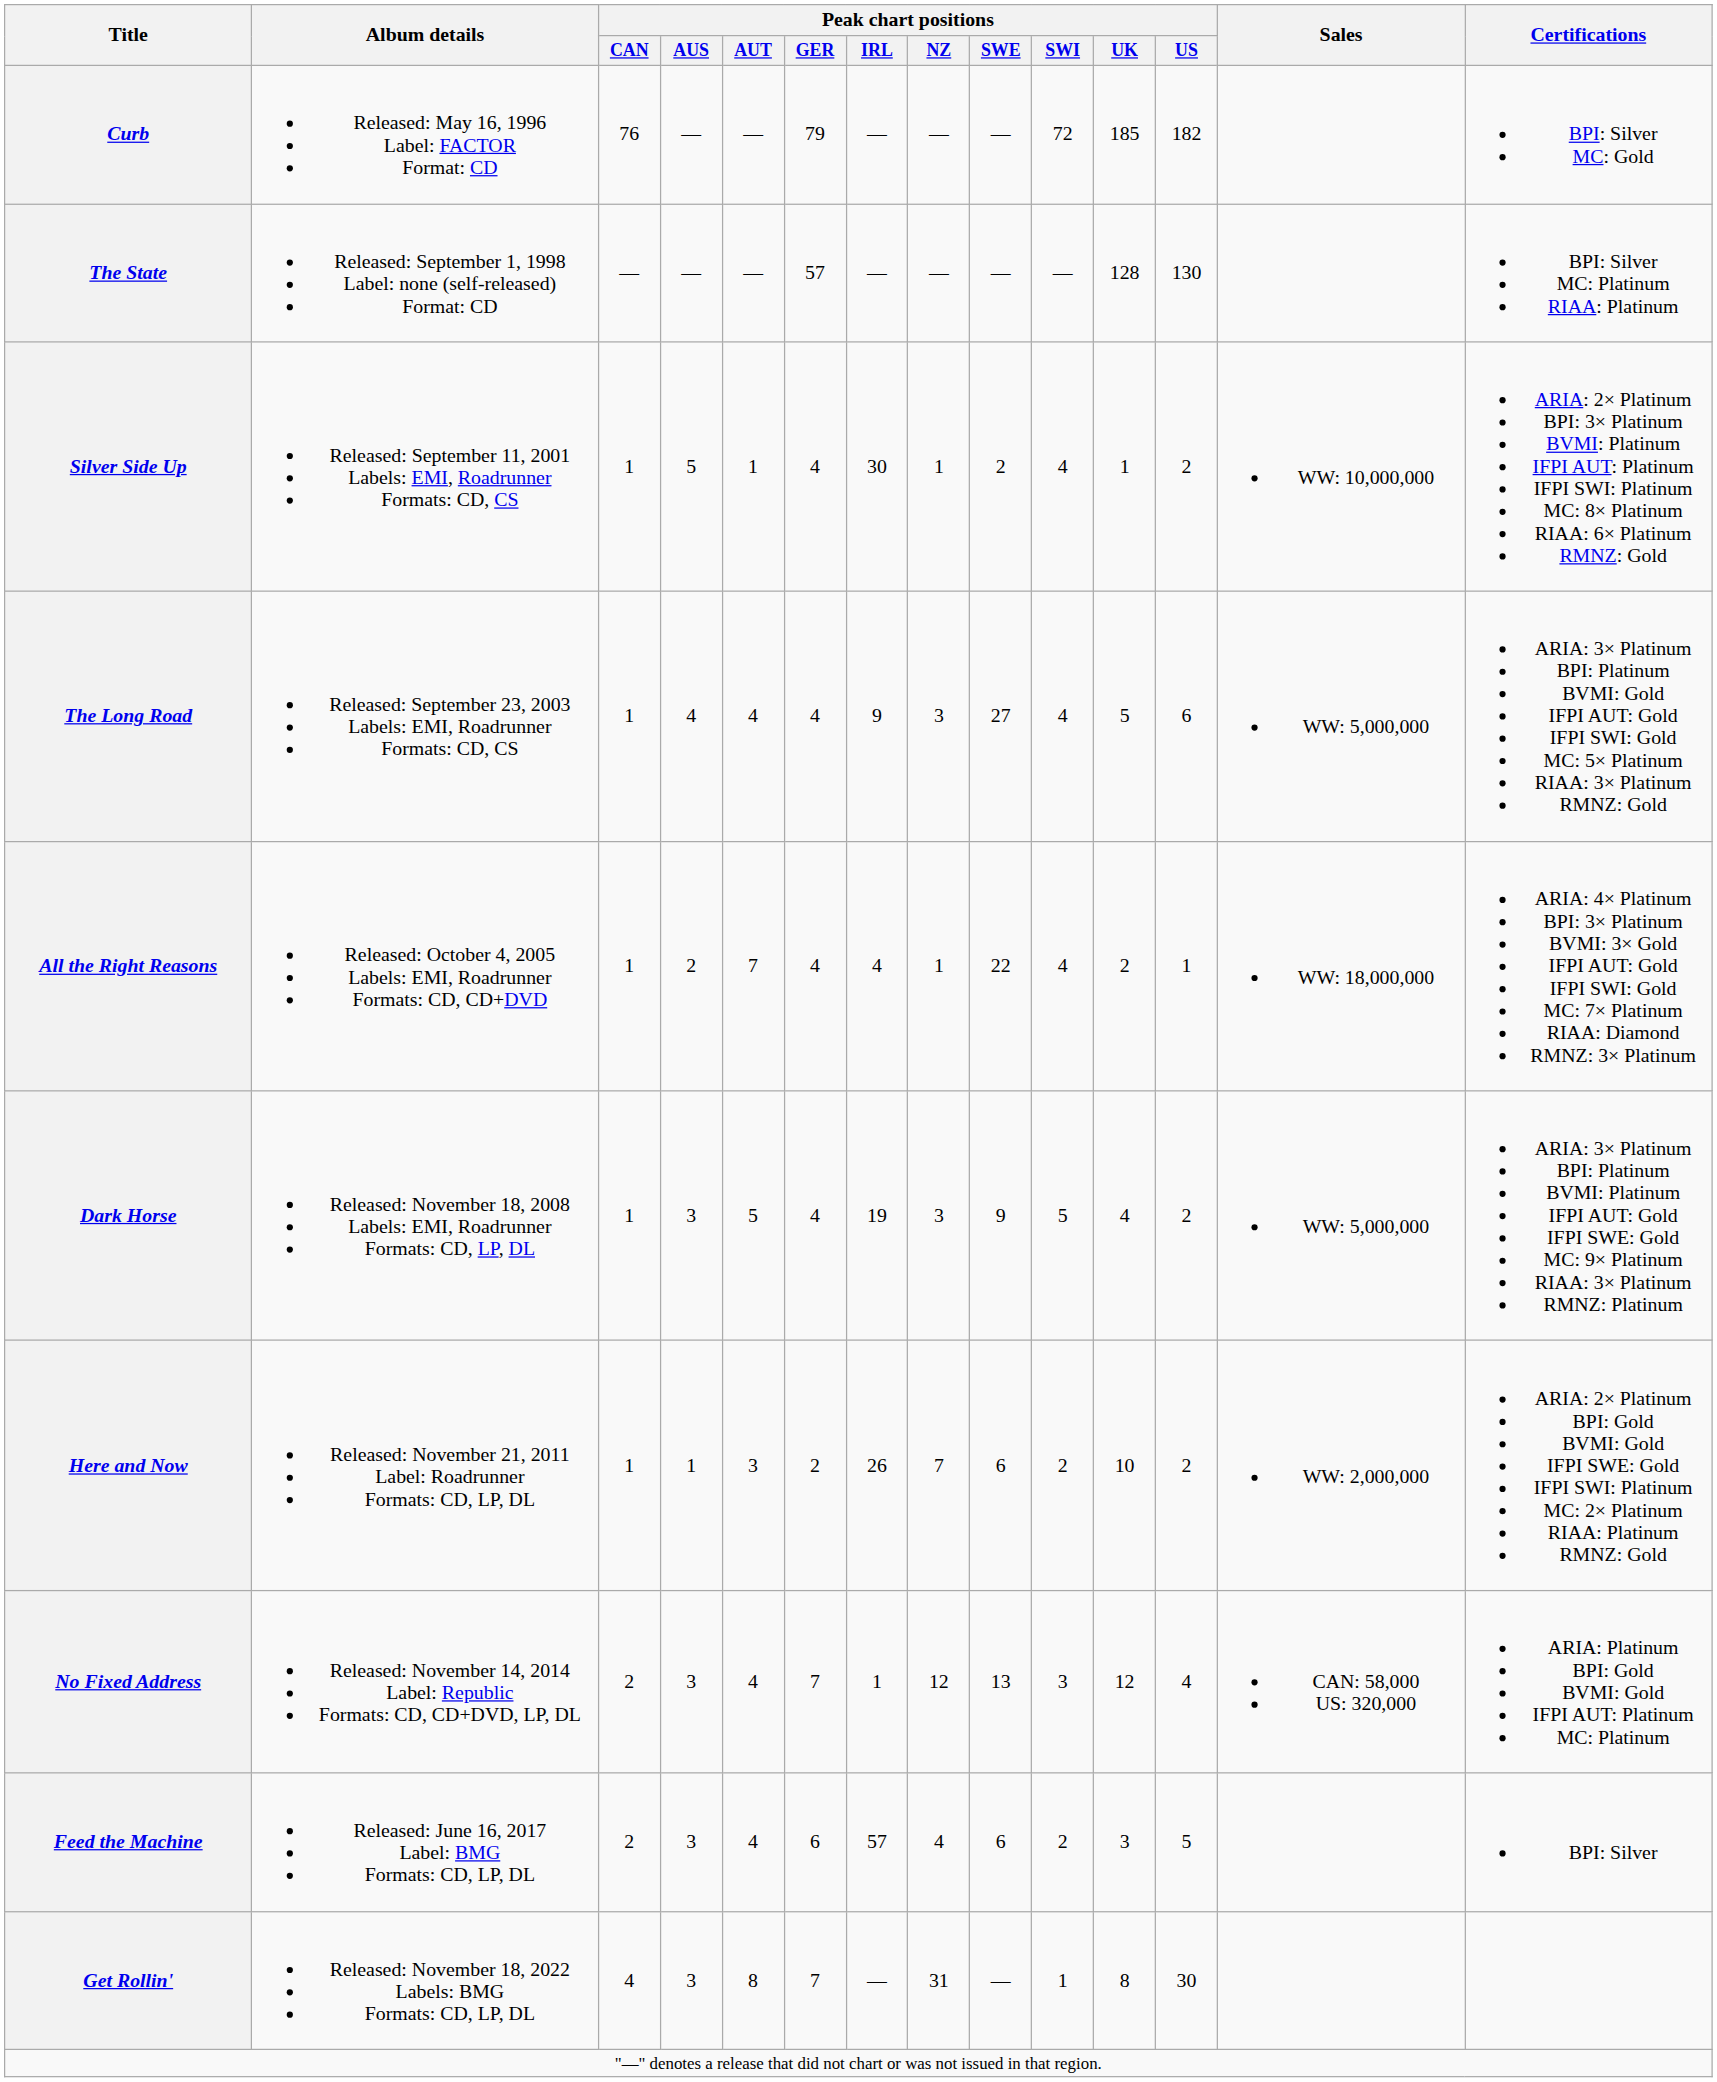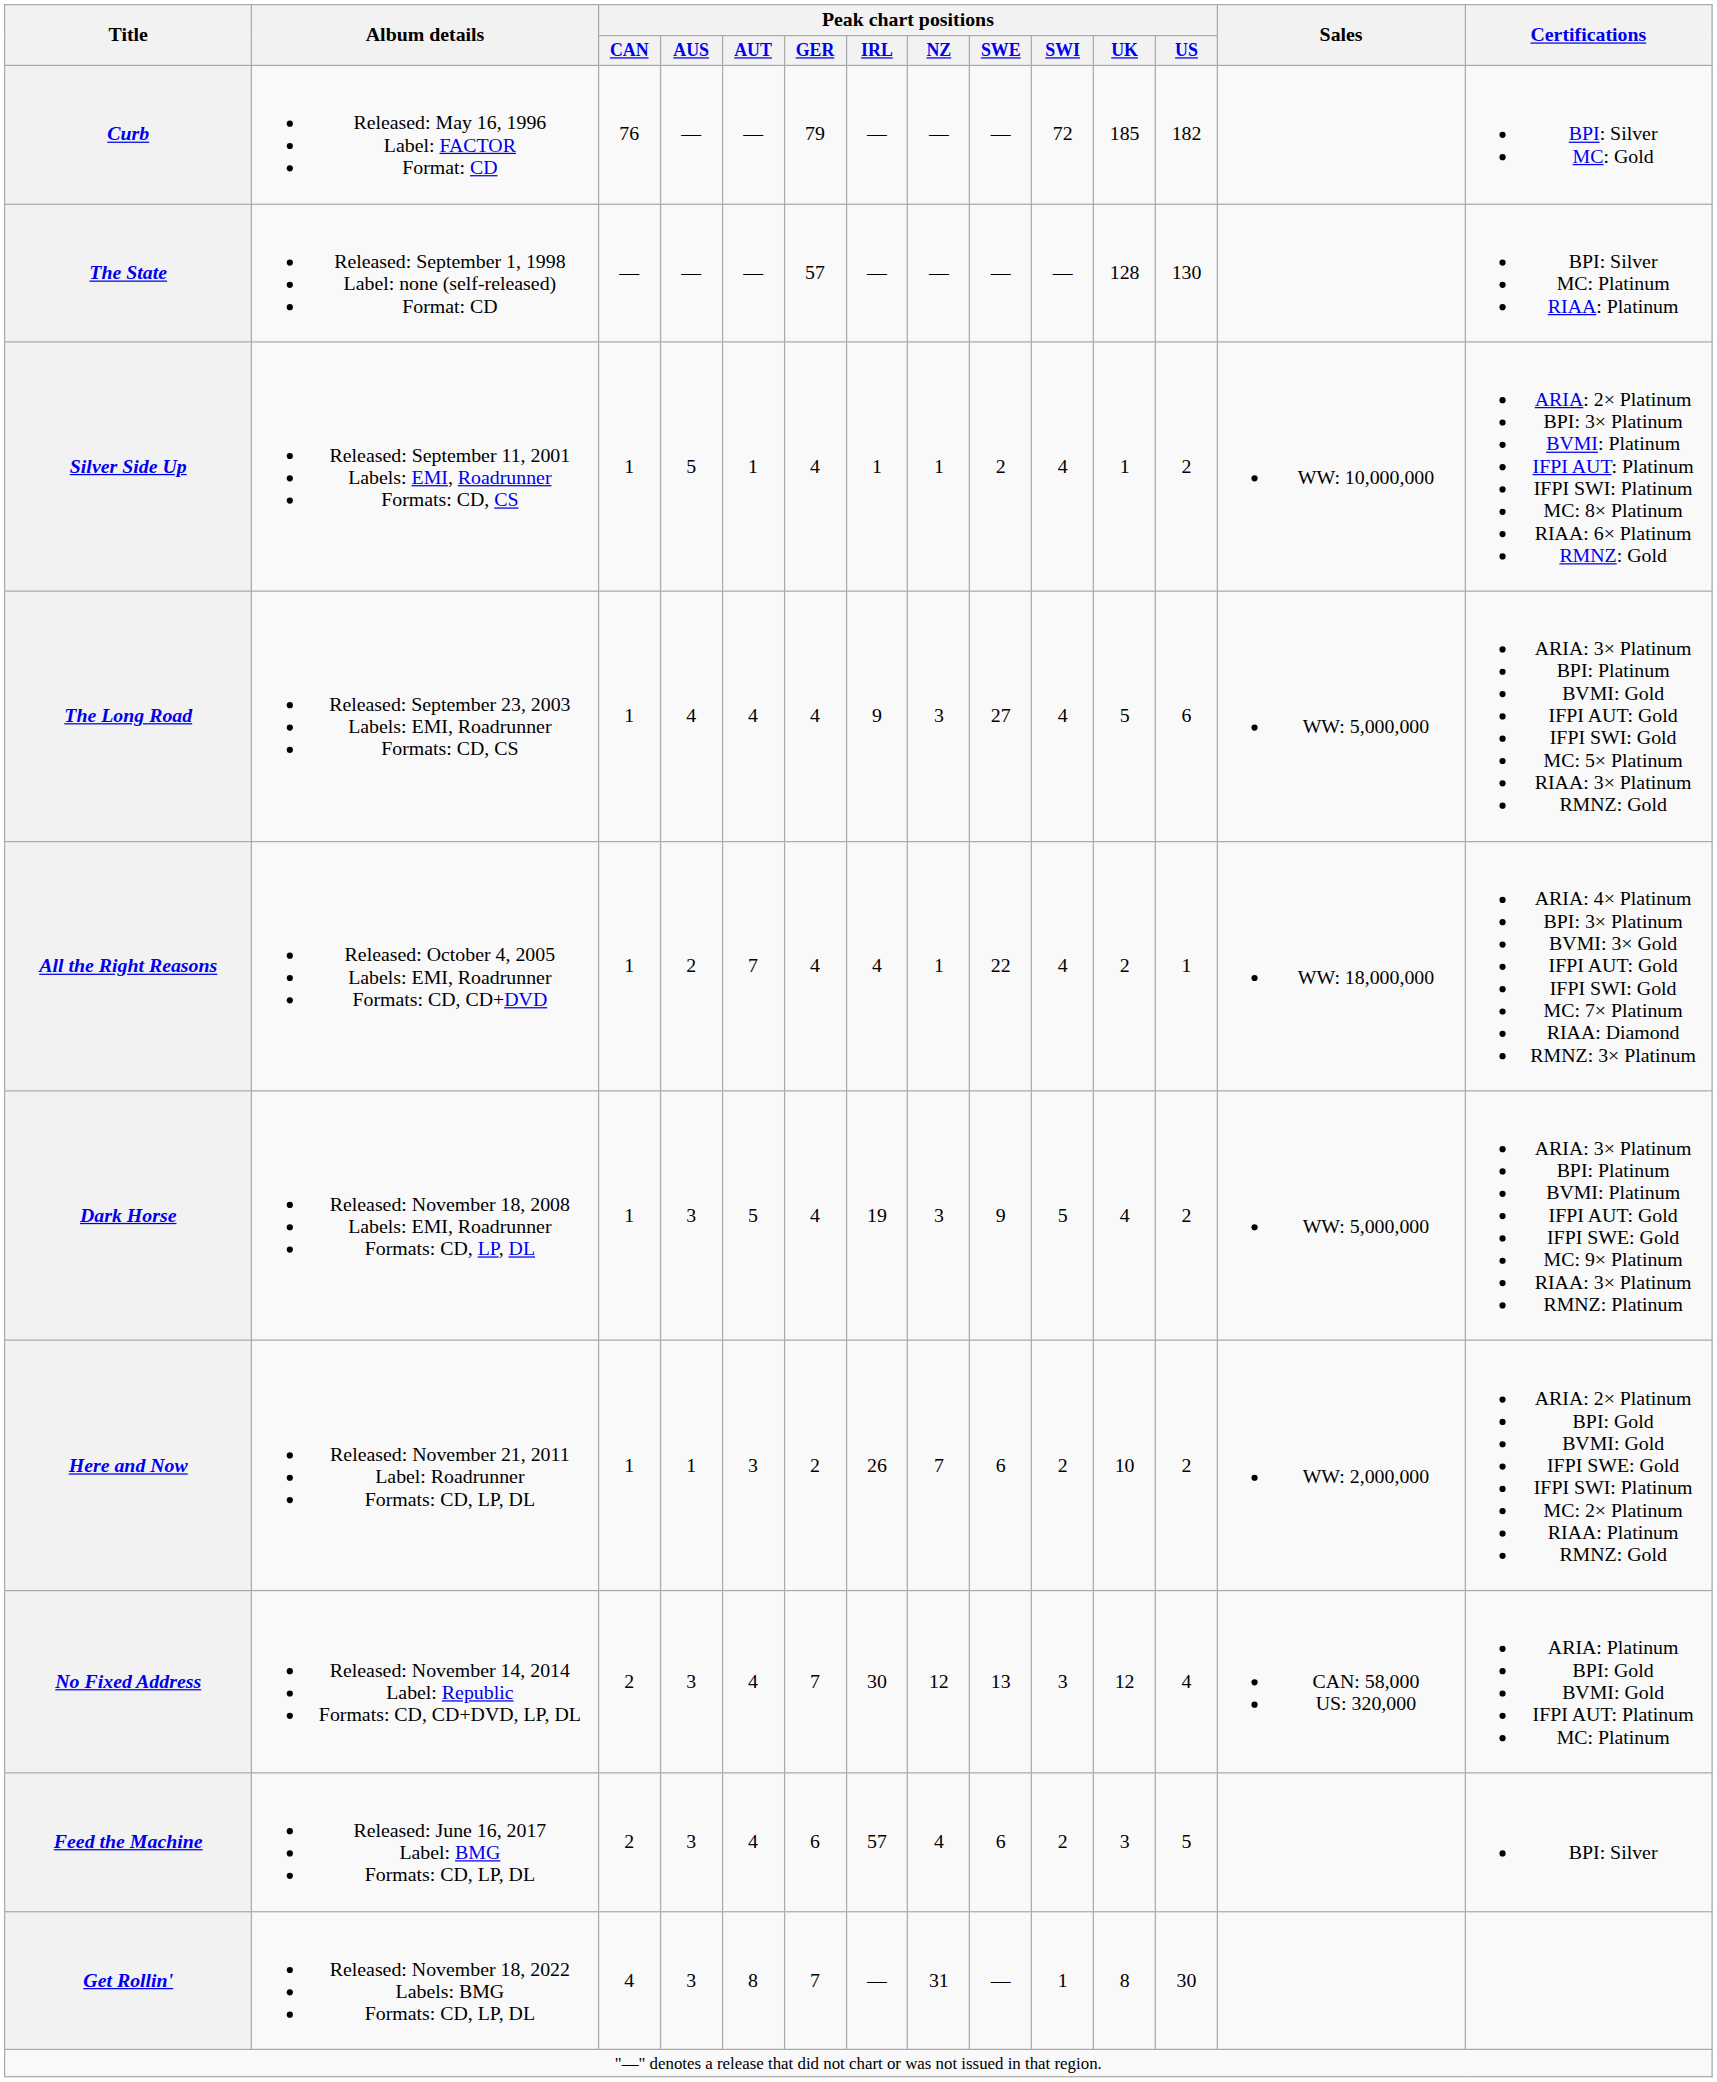(877, 466) 30 -> (877, 466) 1
(877, 1681) 1 -> (877, 1681) 30
